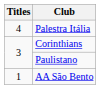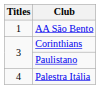rows swapped: (63, 28) <-> (64, 76)
